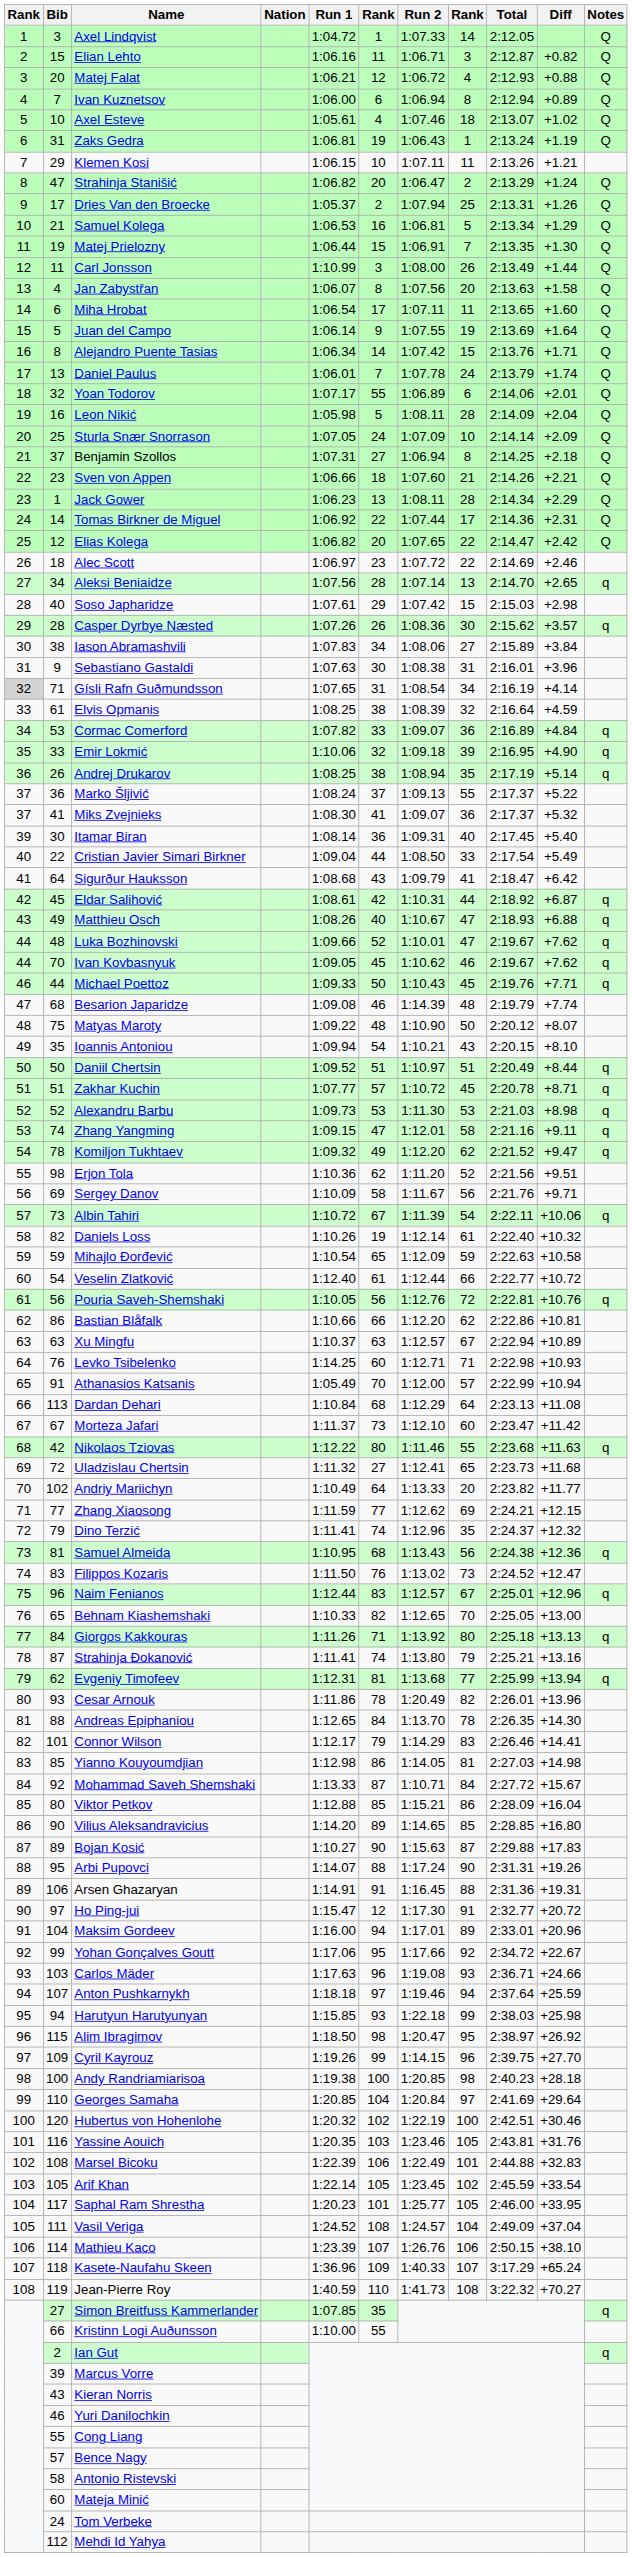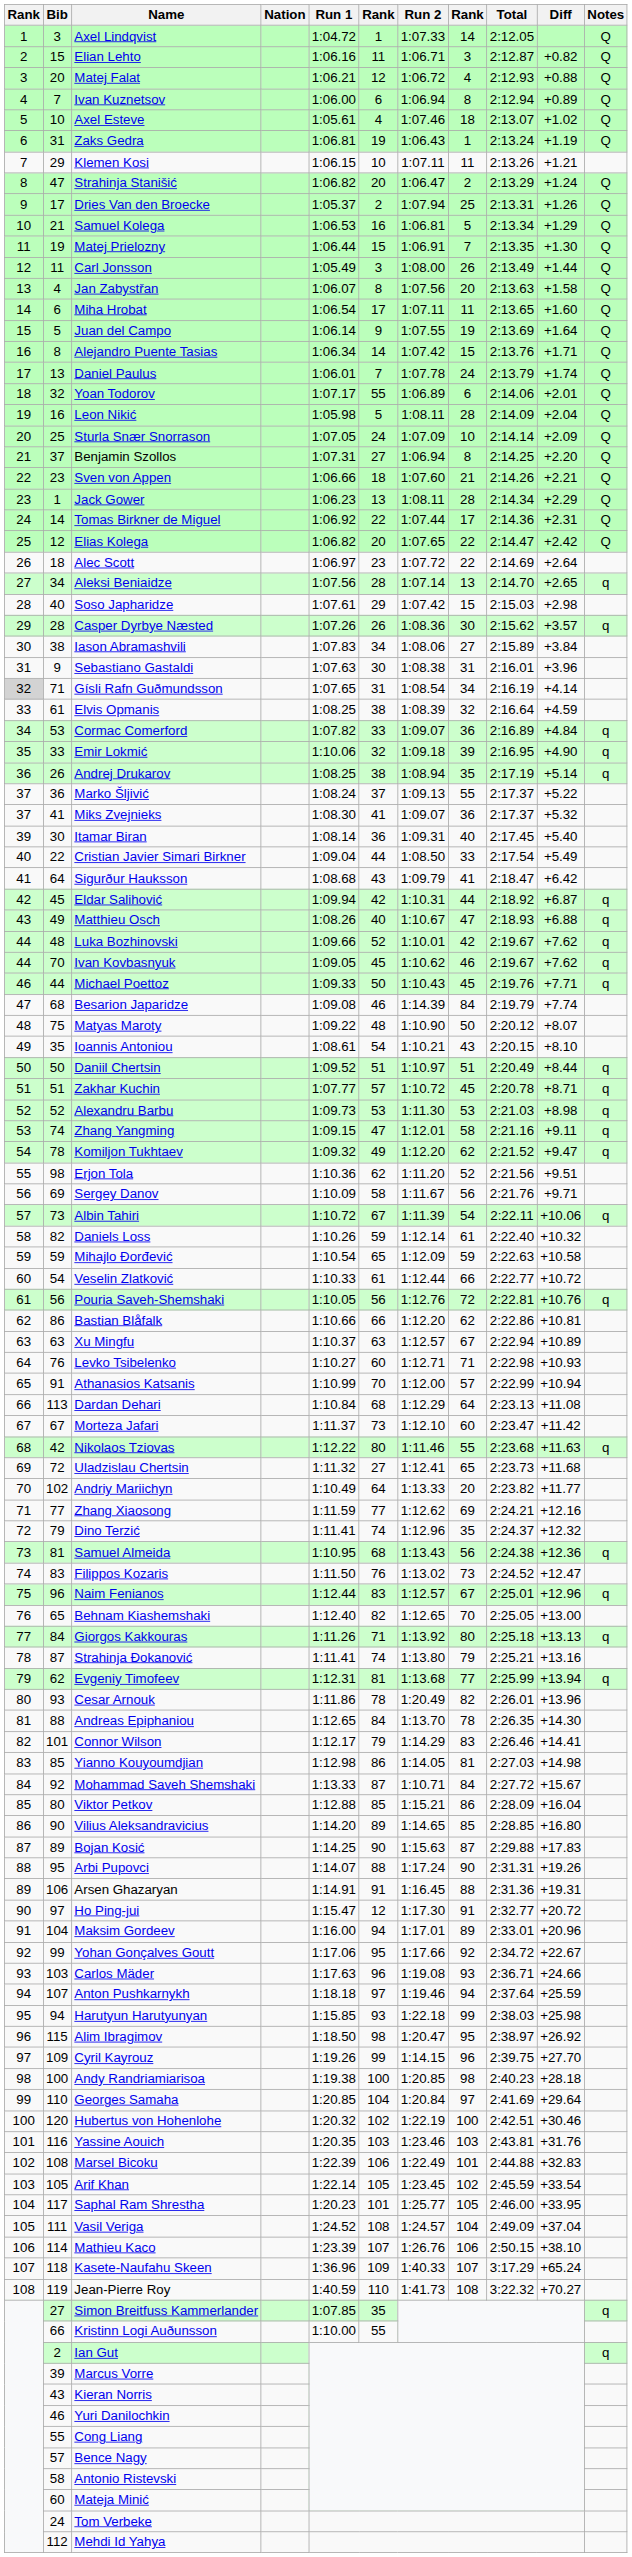(334, 267) 1:10.99 -> (334, 267) 1:05.49
(561, 457) +2.18 -> (561, 457) +2.20
(561, 562) +2.46 -> (561, 562) +2.64
(334, 899) 1:08.61 -> (334, 899) 1:09.94
(467, 941) 47 -> (467, 941) 42
(467, 1004) 48 -> (467, 1004) 84
(334, 1047) 1:09.94 -> (334, 1047) 1:08.61
(378, 1236) 19 -> (378, 1236) 59
(334, 1278) 1:12.40 -> (334, 1278) 1:10.33
(334, 1362) 1:14.25 -> (334, 1362) 1:10.27
(334, 1384) 1:05.49 -> (334, 1384) 1:10.99
(561, 1510) +12.15 -> (561, 1510) +12.16
(334, 1615) 1:10.33 -> (334, 1615) 1:12.40
(334, 1847) 1:10.27 -> (334, 1847) 1:14.25
(467, 2142) 105 -> (467, 2142) 103
